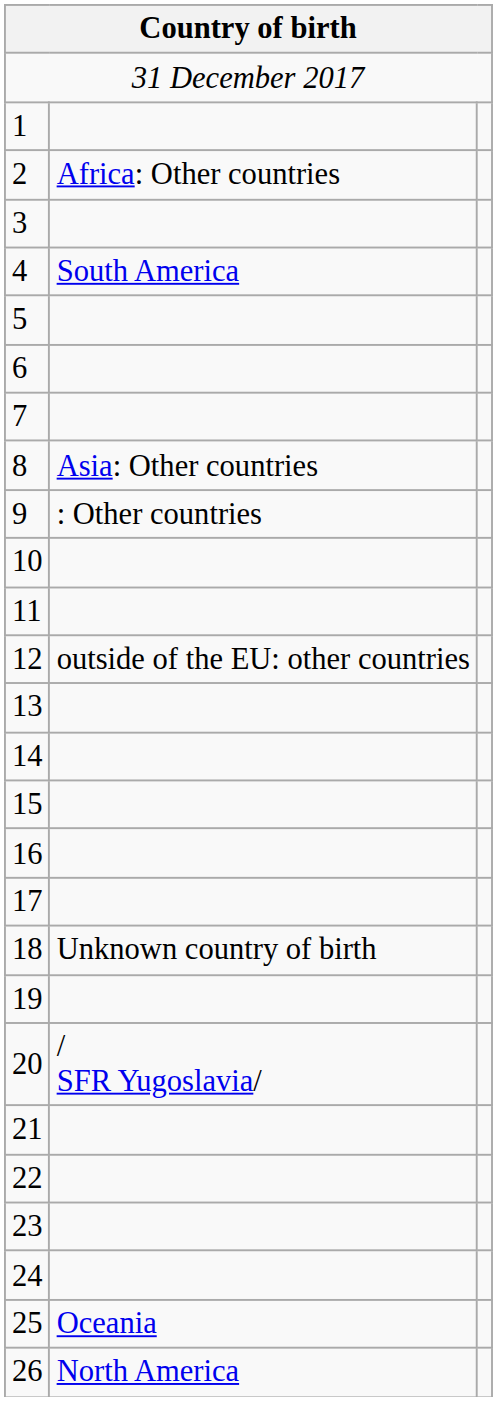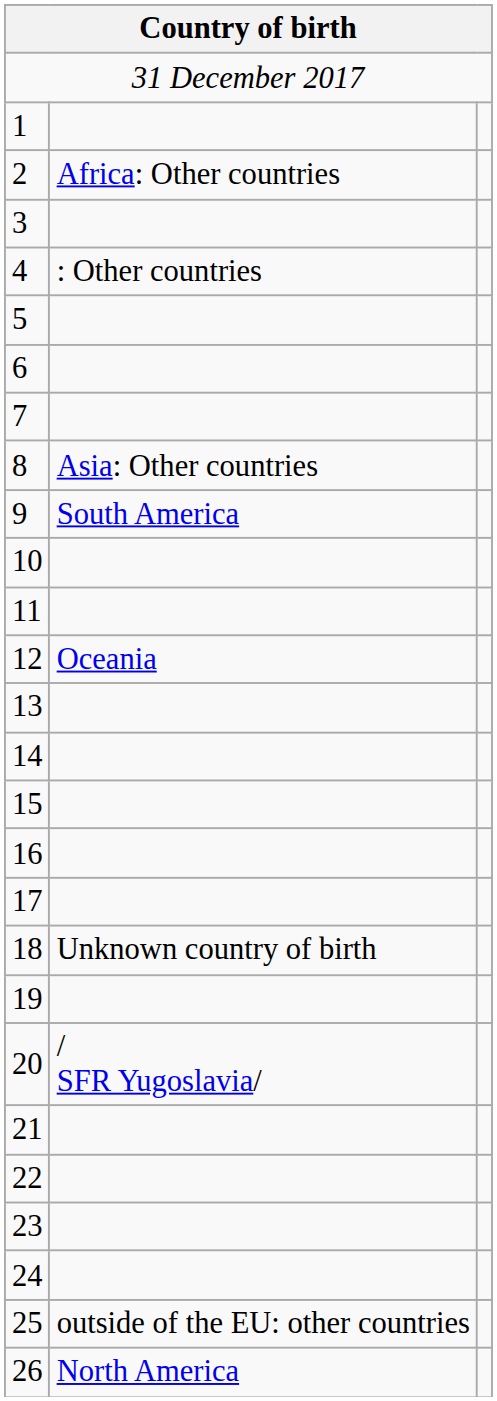(148, 271) South America -> (159, 271) : Other countries
(159, 513) : Other countries -> (148, 513) South America
(263, 658) outside of the EU: other countries -> (107, 658) Oceania
(107, 1323) Oceania -> (263, 1323) outside of the EU: other countries
